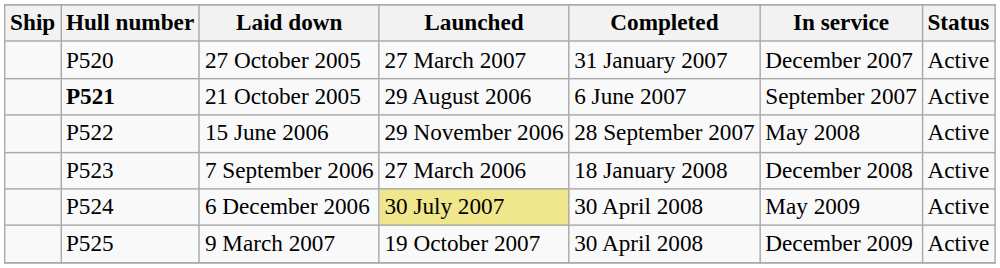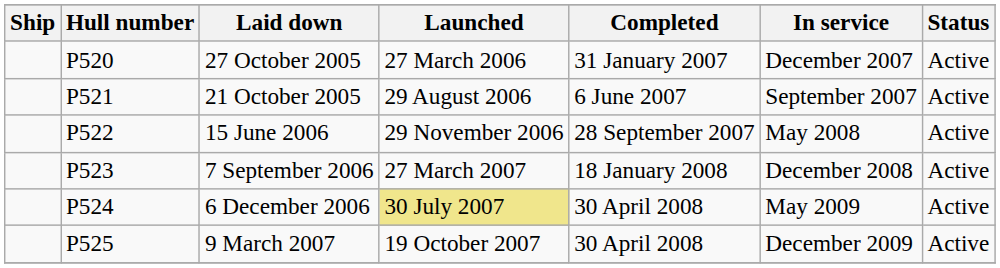(455, 59) 27 March 2007 -> (455, 59) 27 March 2006
(90, 96) bold -> (90, 96) normal
(455, 170) 27 March 2006 -> (455, 170) 27 March 2007
